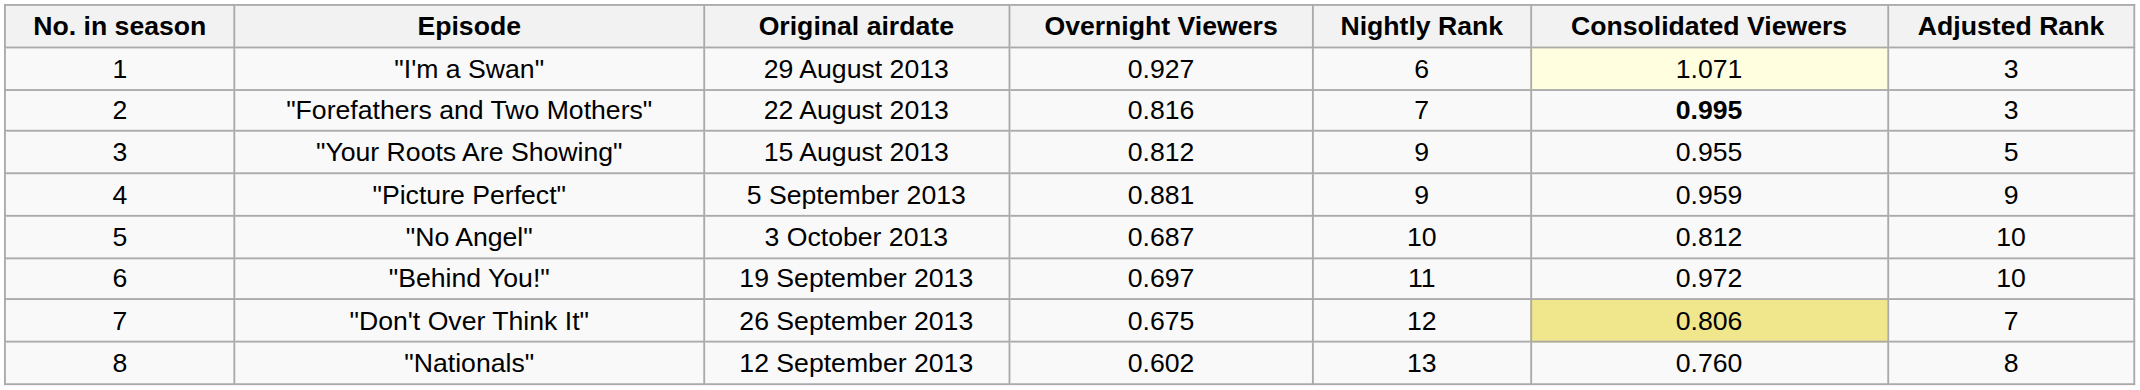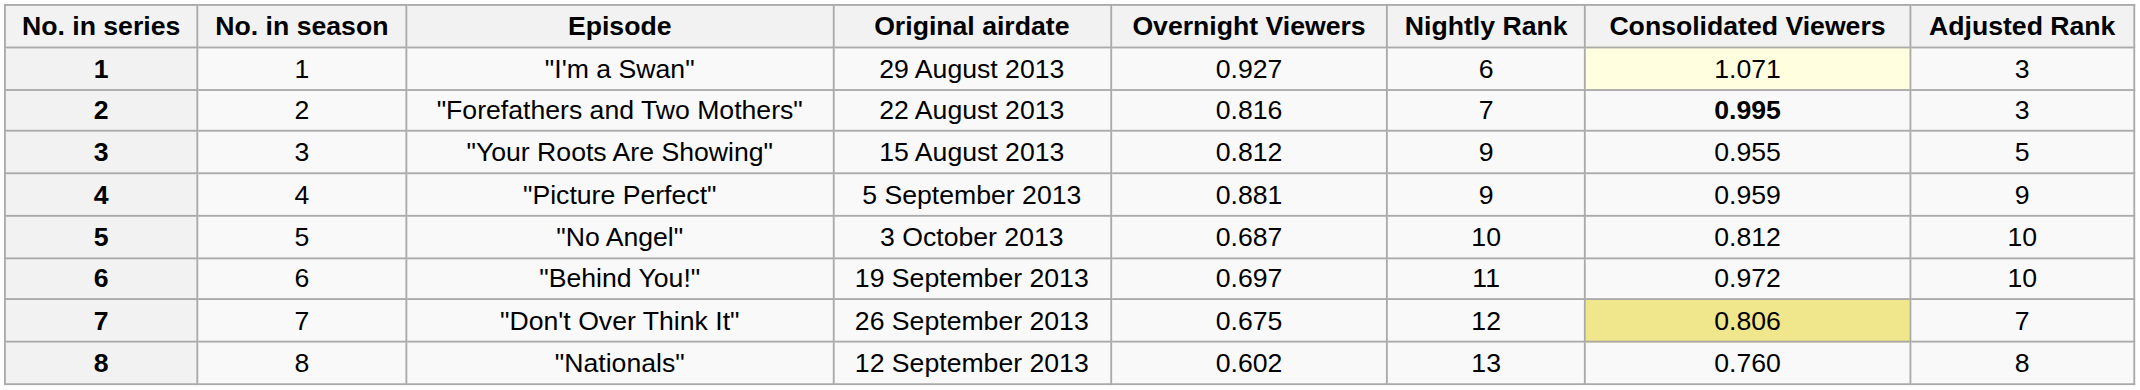+ column: (101, 26)
